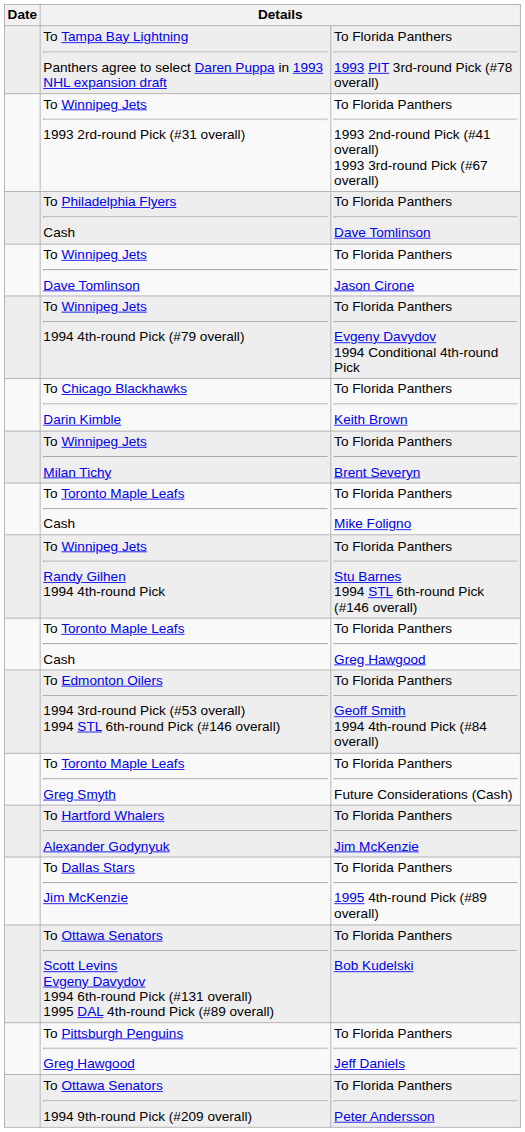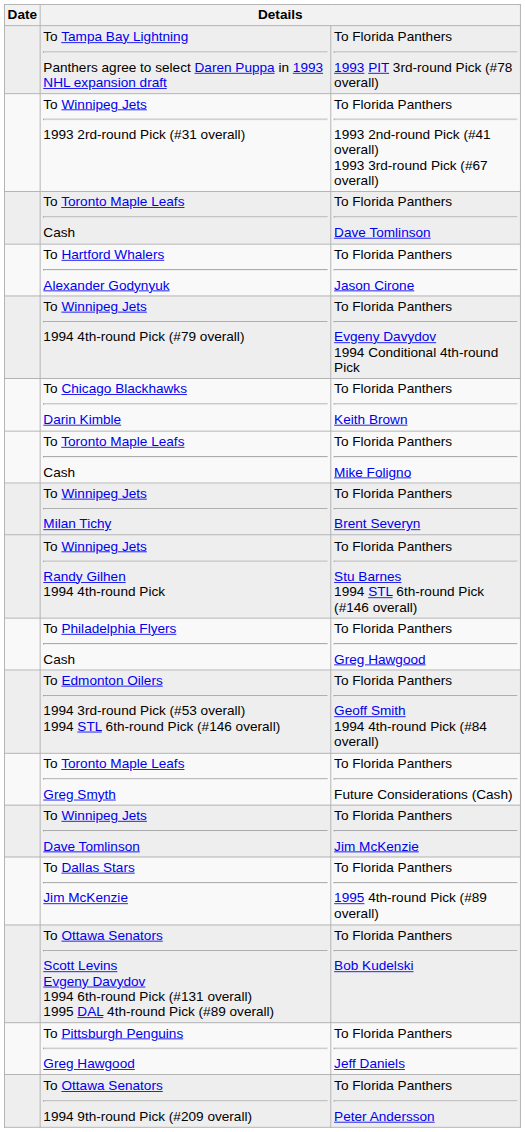(186, 217) To Philadelphia Flyers Cash -> (186, 217) To Toronto Maple Leafs Cash
(186, 269) To Winnipeg Jets Dave Tomlinson -> (186, 269) To Hartford Whalers Alexander Godynyuk
rows swapped: (426, 456) <-> (426, 509)
(186, 644) To Toronto Maple Leafs Cash -> (186, 644) To Philadelphia Flyers Cash
(186, 831) To Hartford Whalers Alexander Godynyuk -> (186, 831) To Winnipeg Jets Dave Tomlinson
